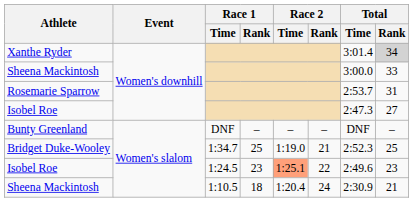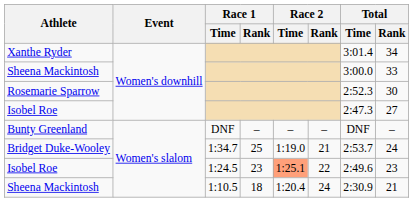(392, 52) lightgrey background -> (392, 52) no background
(358, 91) 2:53.7 -> (358, 91) 2:52.3
(392, 91) 31 -> (392, 91) 30
(358, 149) 2:52.3 -> (358, 149) 2:53.7
(392, 149) 25 -> (392, 149) 24
